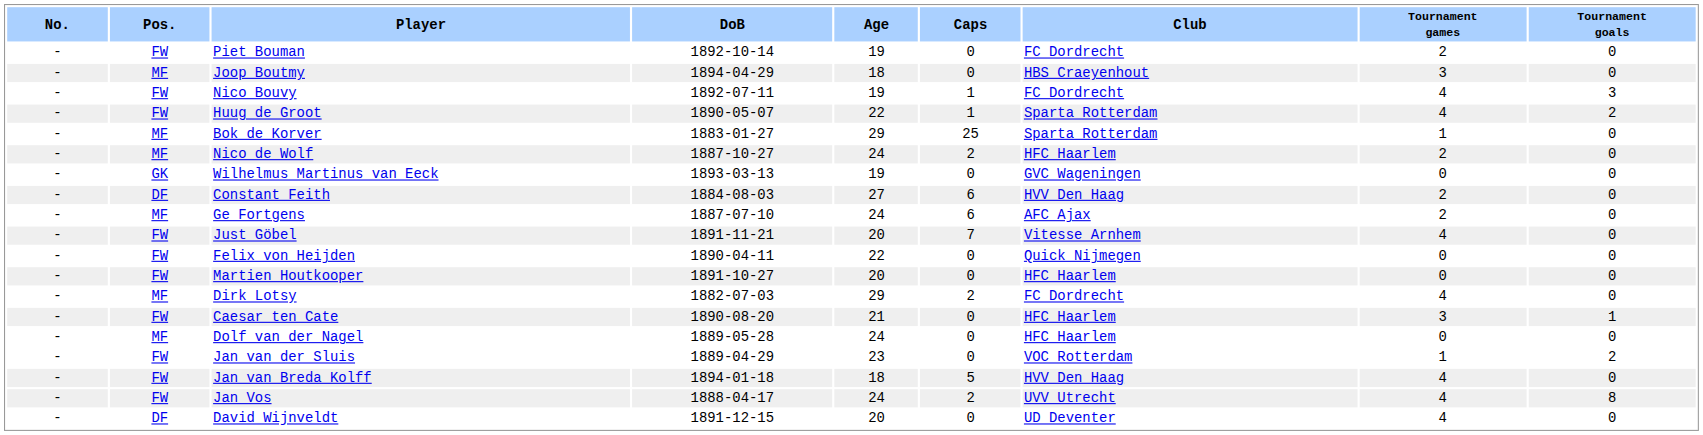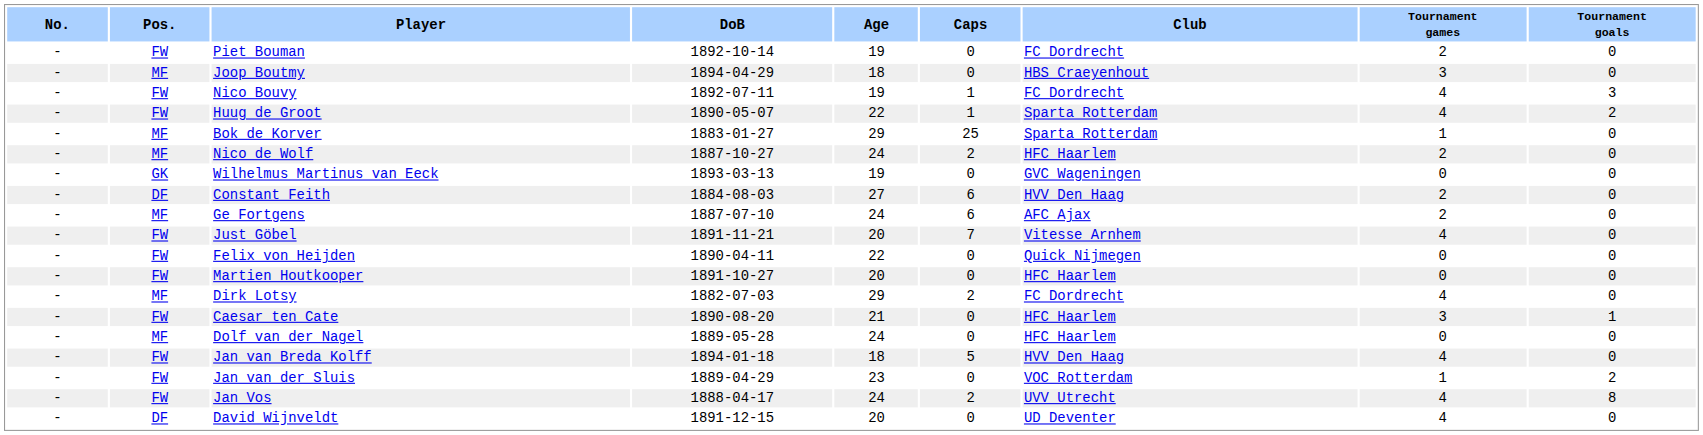rows swapped: (292, 378) <-> (284, 358)
